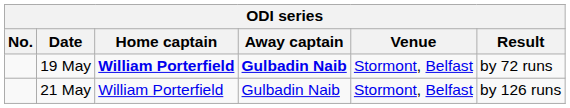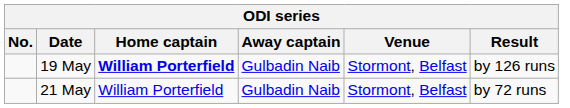(294, 66) bold -> (291, 66) normal
(516, 66) by 72 runs -> (514, 66) by 126 runs
(521, 90) by 126 runs -> (510, 90) by 72 runs
